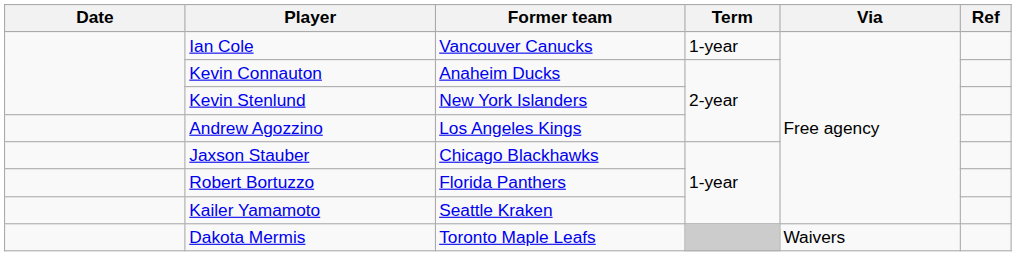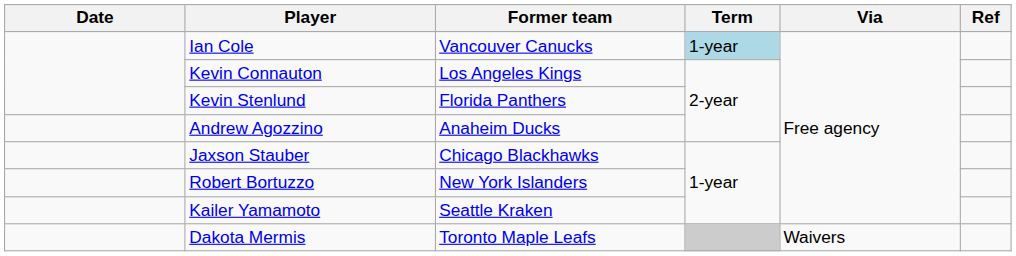(714, 45) no background -> (714, 45) lightblue background
(500, 73) Anaheim Ducks -> (510, 73) Los Angeles Kings
(513, 100) New York Islanders -> (503, 100) Florida Panthers
(510, 127) Los Angeles Kings -> (500, 127) Anaheim Ducks
(503, 182) Florida Panthers -> (513, 182) New York Islanders
